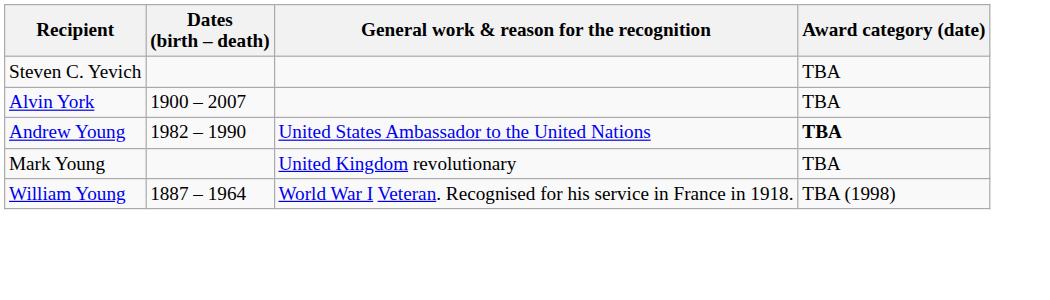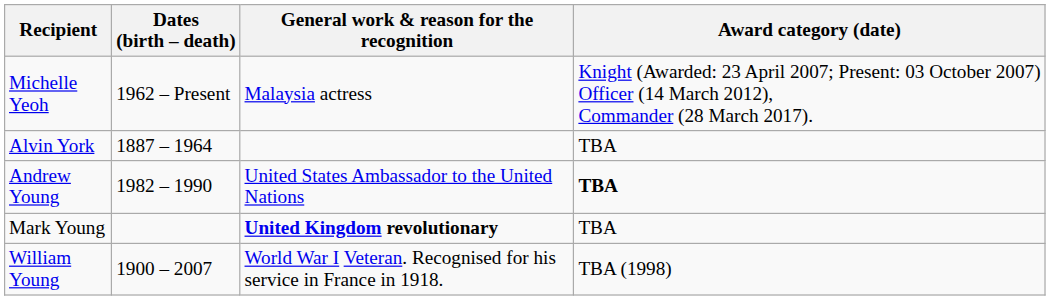+ row: (43, 93)
- row: (75, 71)
(198, 102) 1900 – 2007 -> (164, 145) 1887 – 1964
(397, 163) normal -> (371, 227) bold
(198, 193) 1887 – 1964 -> (164, 269) 1900 – 2007
